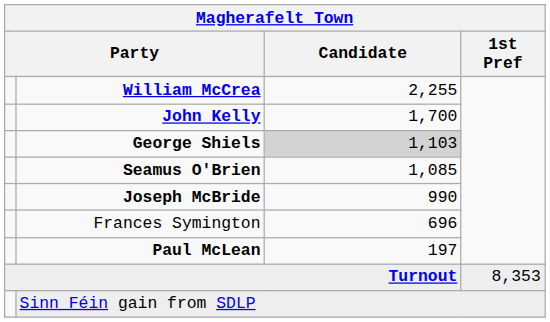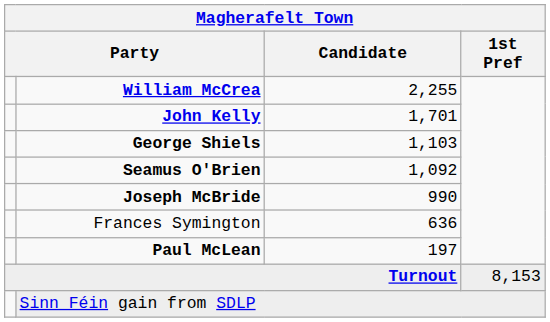(433, 117) 1,700 -> (433, 117) 1,701
(433, 144) lightgrey background -> (433, 144) no background
(433, 170) 1,085 -> (433, 170) 1,092
(443, 224) 696 -> (443, 224) 636
(516, 277) 8,353 -> (516, 277) 8,153
